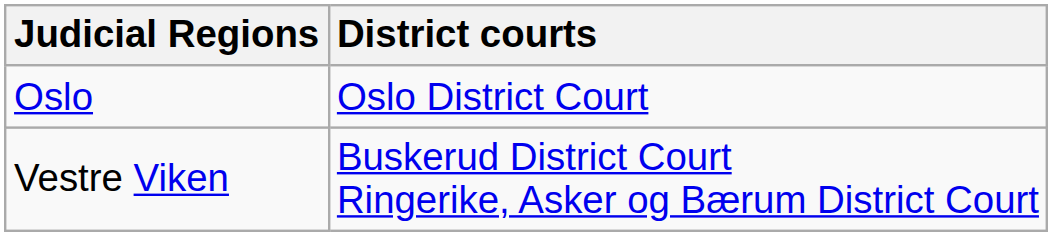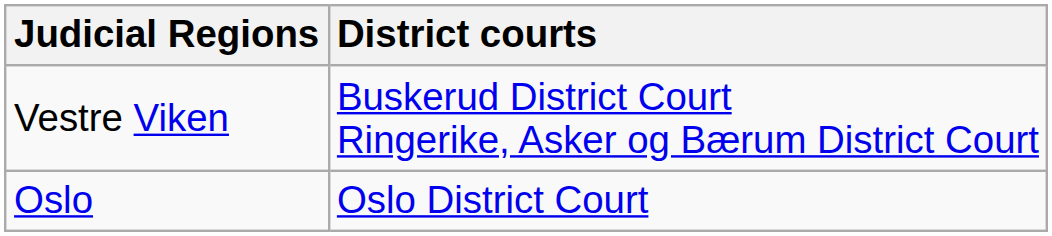rows swapped: (54, 95) <-> (122, 178)
